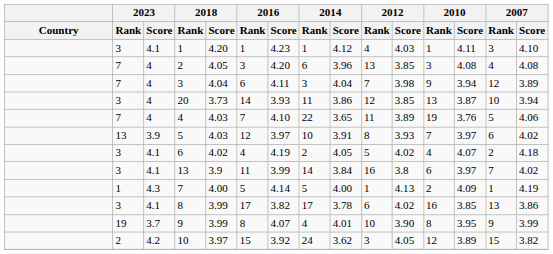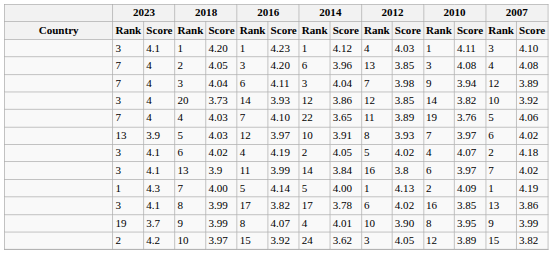(307, 100) 11 -> (307, 100) 12
(432, 100) 13 -> (432, 100) 14
(467, 100) 3.87 -> (467, 100) 3.82
(529, 100) 3.94 -> (529, 100) 3.92
